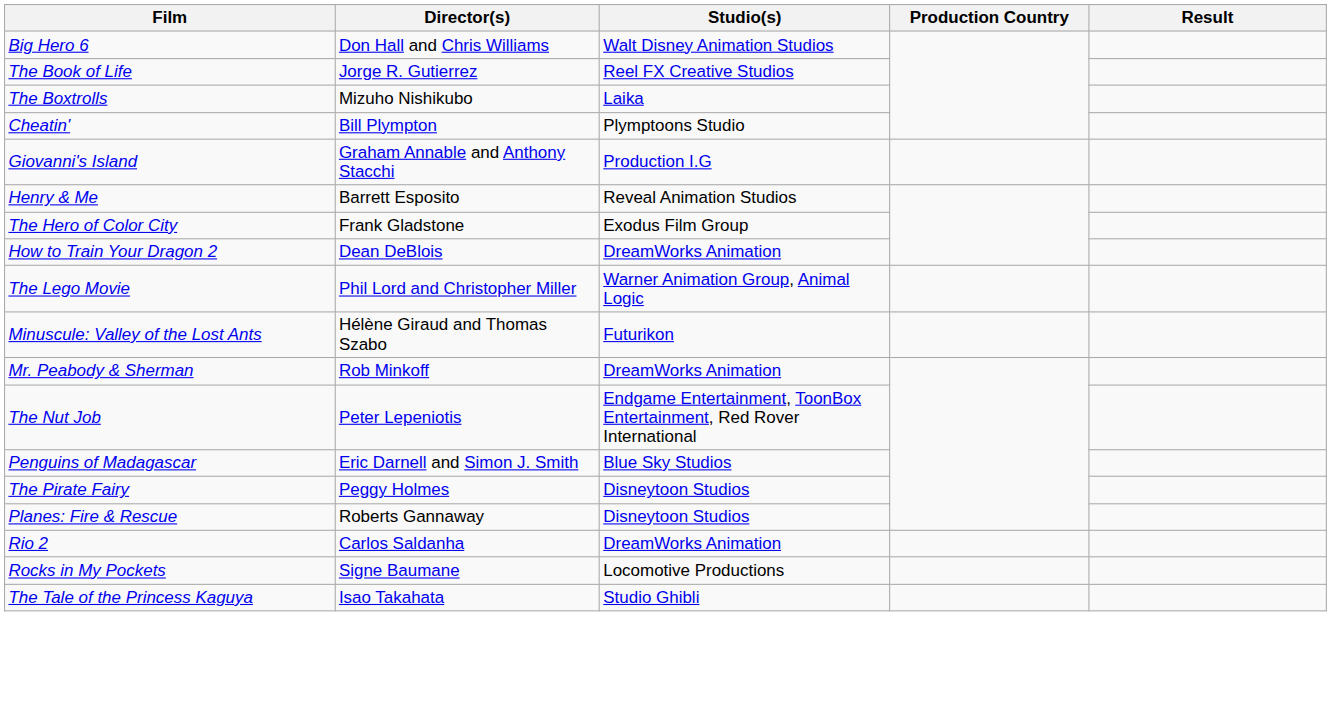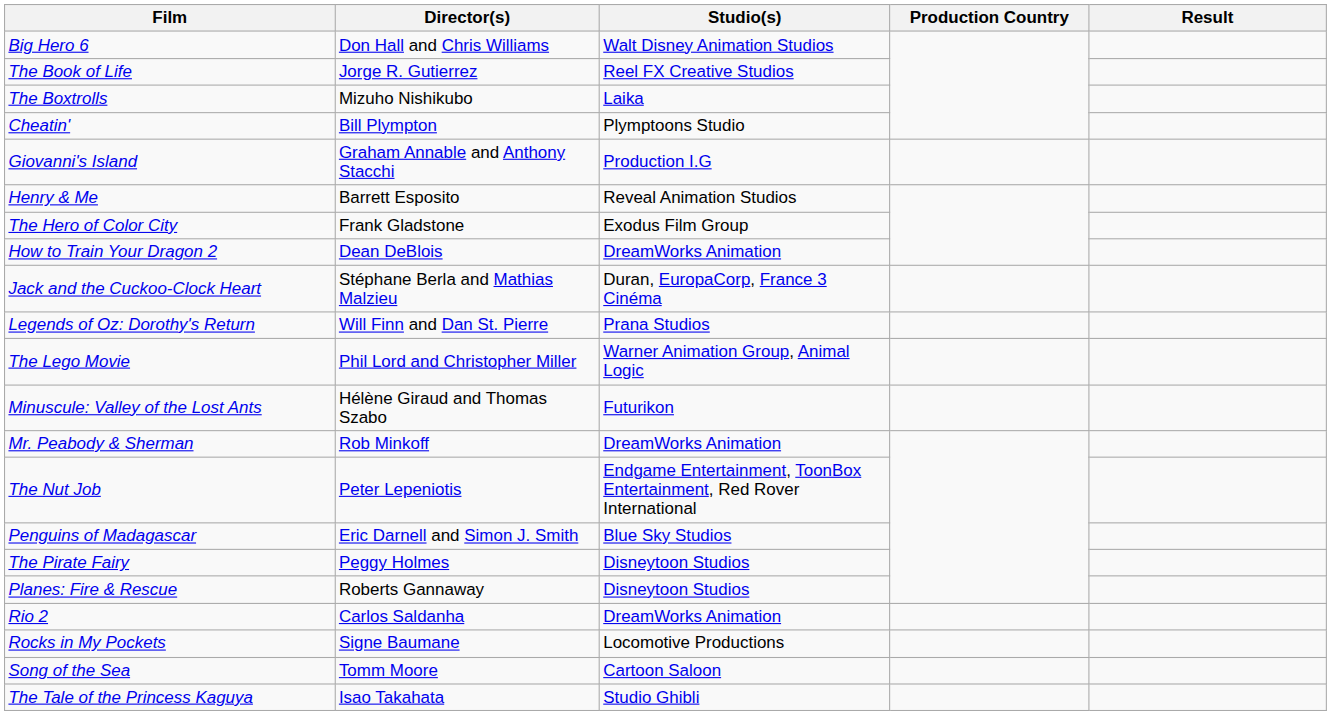+ row: (135, 288)
+ row: (132, 325)
+ row: (69, 670)
